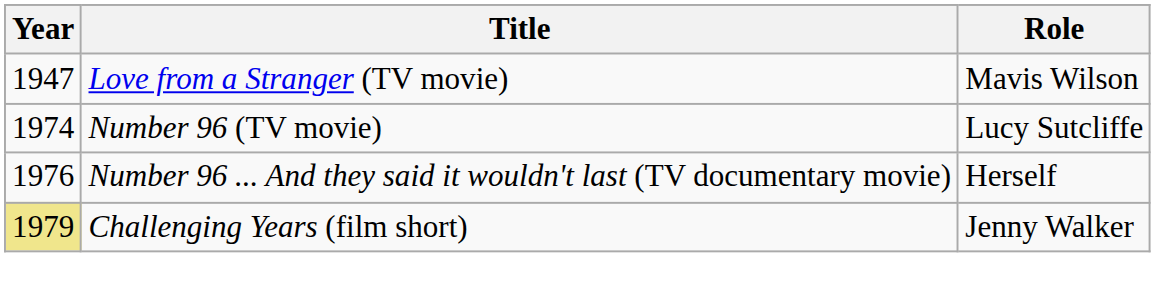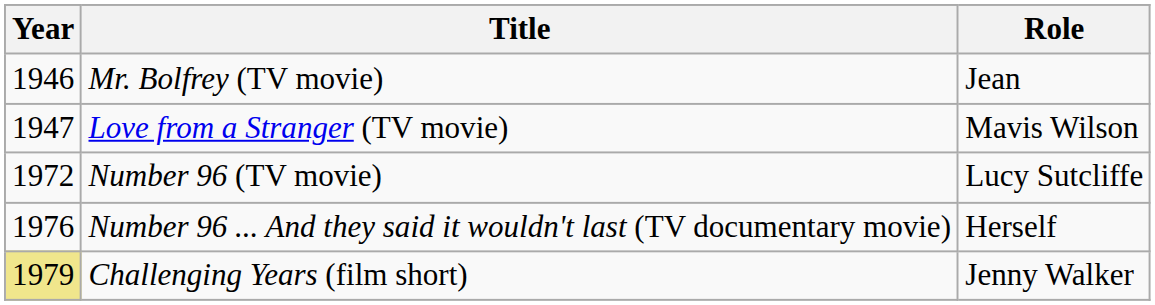+ row: (236, 78)
(43, 127) 1974 -> (43, 176) 1972
